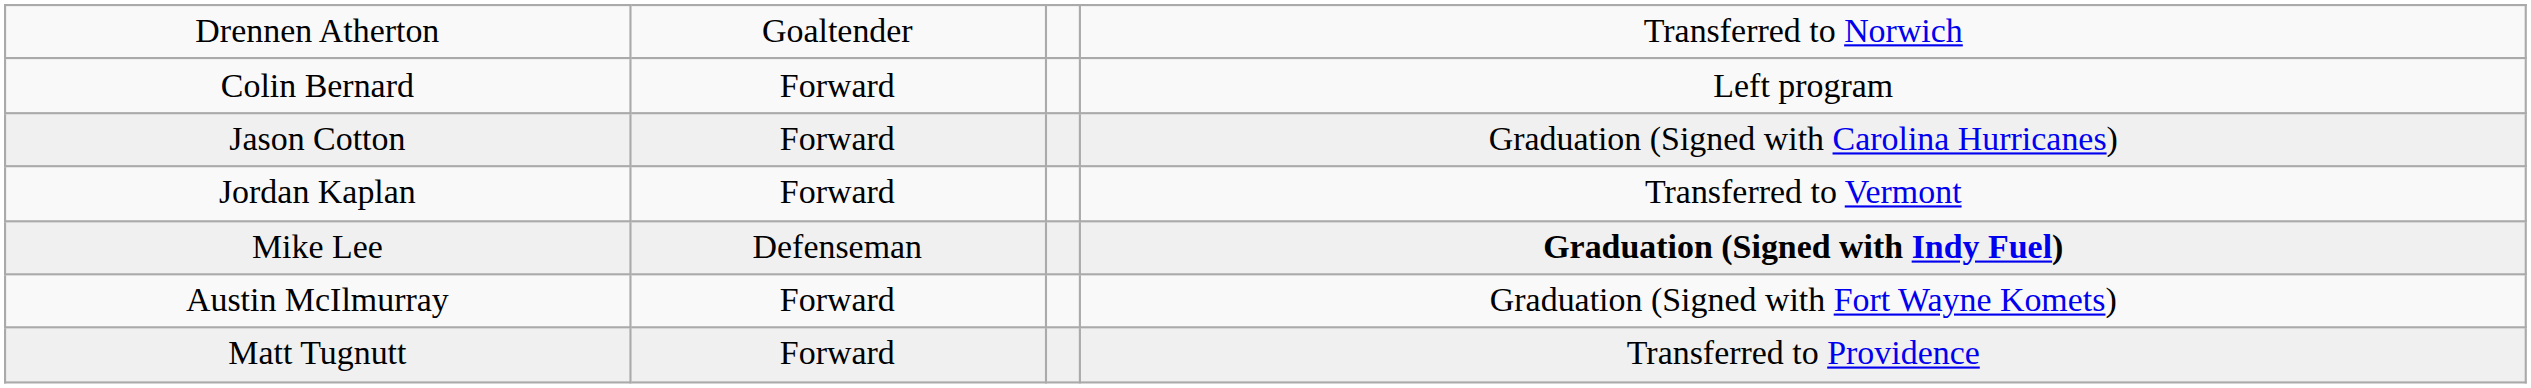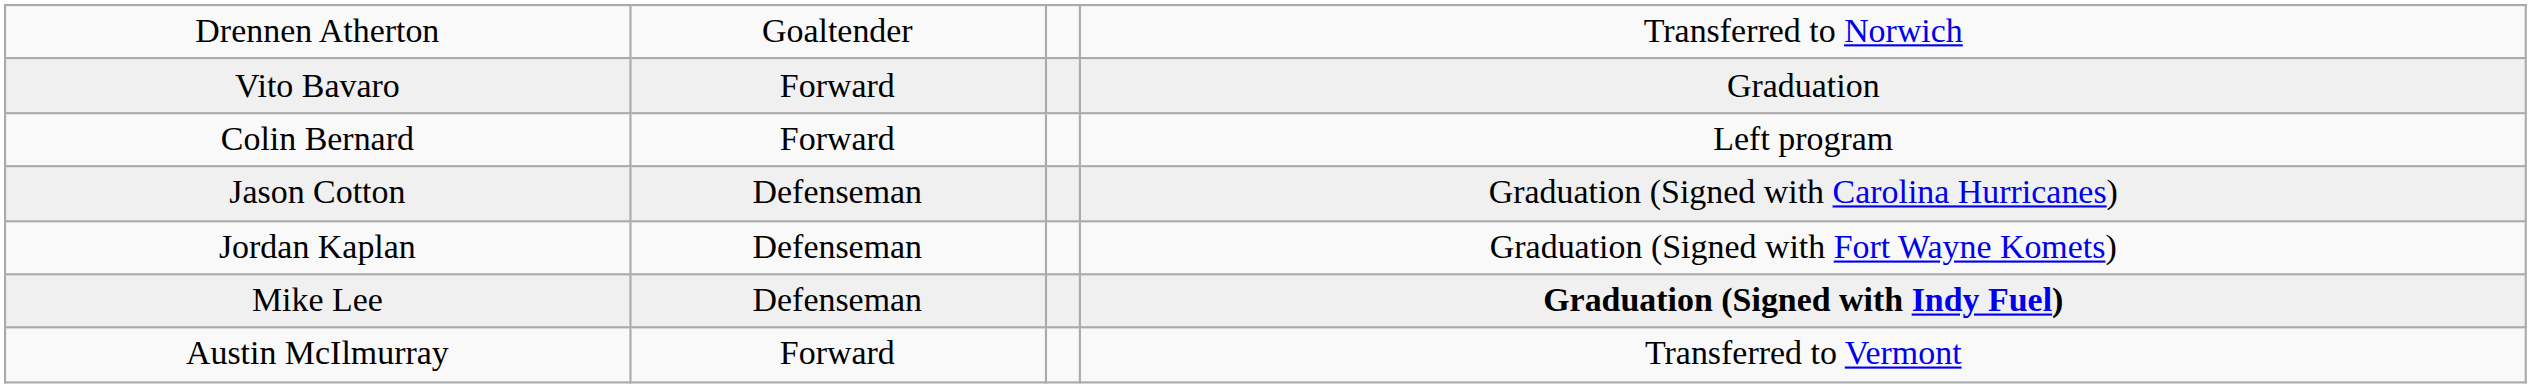+ row: (317, 85)
(837, 138) Forward -> (837, 192) Defenseman
(837, 192) Forward -> (837, 246) Defenseman
(1803, 192) Transferred to Vermont -> (1803, 246) Graduation (Signed with Fort Wayne Komets)
(1803, 300) Graduation (Signed with Fort Wayne Komets) -> (1803, 354) Transferred to Vermont
- row: (317, 354)
